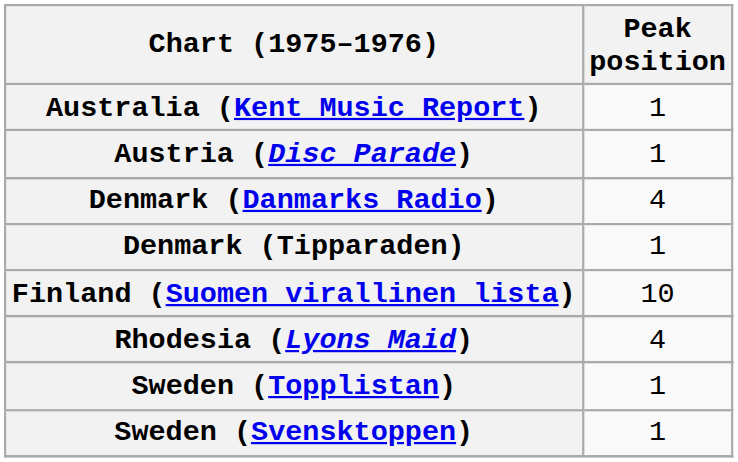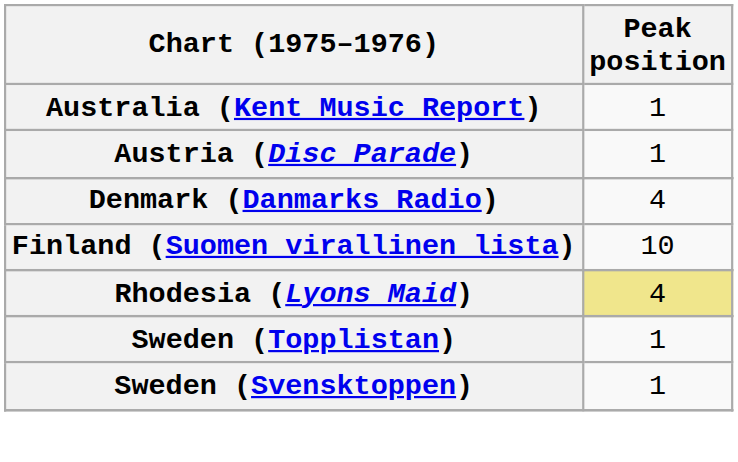- row: (294, 247)
(658, 340) no background -> (658, 293) khaki background
